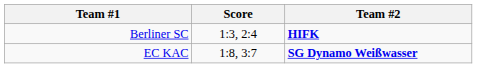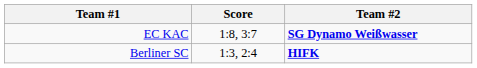rows swapped: (166, 53) <-> (159, 33)
